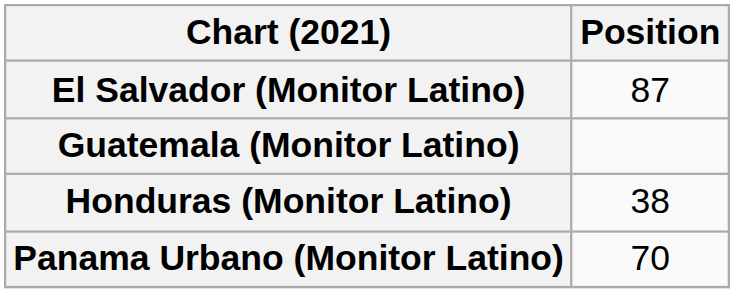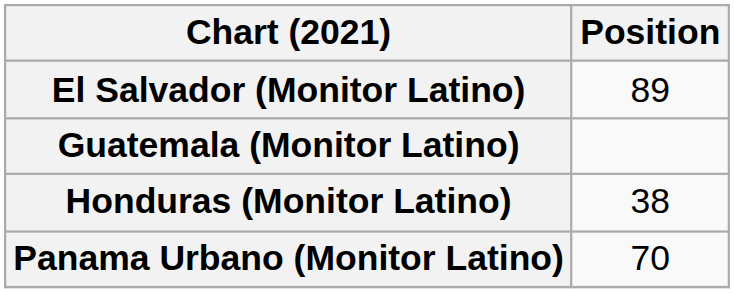(650, 88) 87 -> (650, 88) 89
